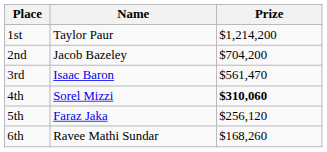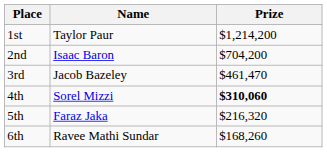(90, 55) Jacob Bazeley -> (84, 55) Isaac Baron
(84, 75) Isaac Baron -> (90, 75) Jacob Bazeley
(243, 75) $561,470 -> (243, 75) $461,470
(243, 116) $256,120 -> (243, 116) $216,320
